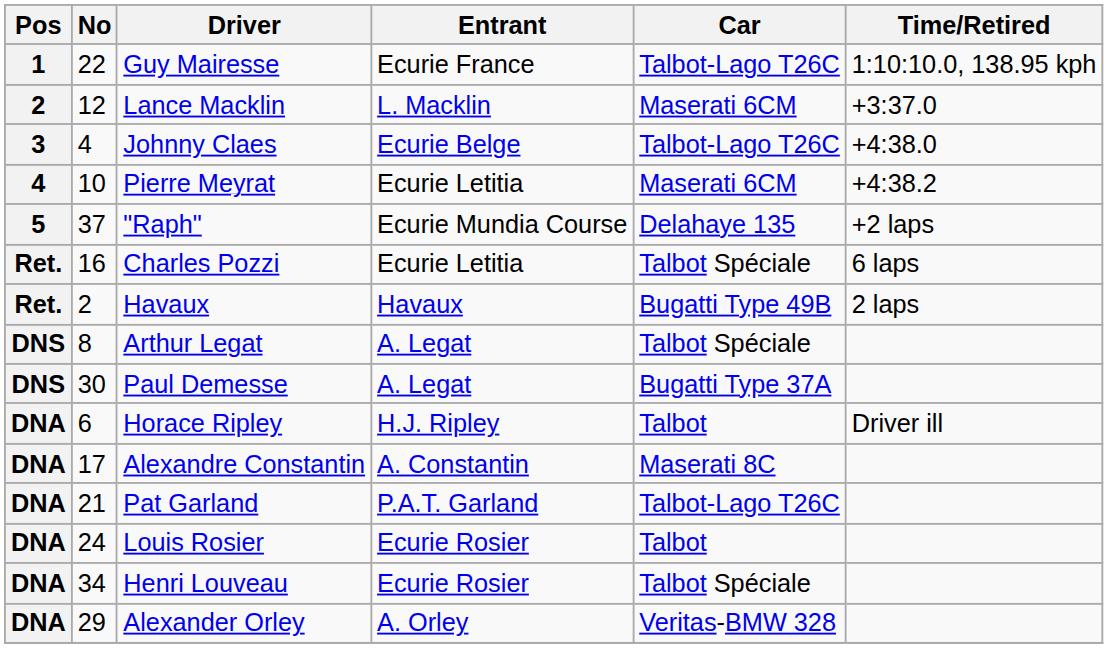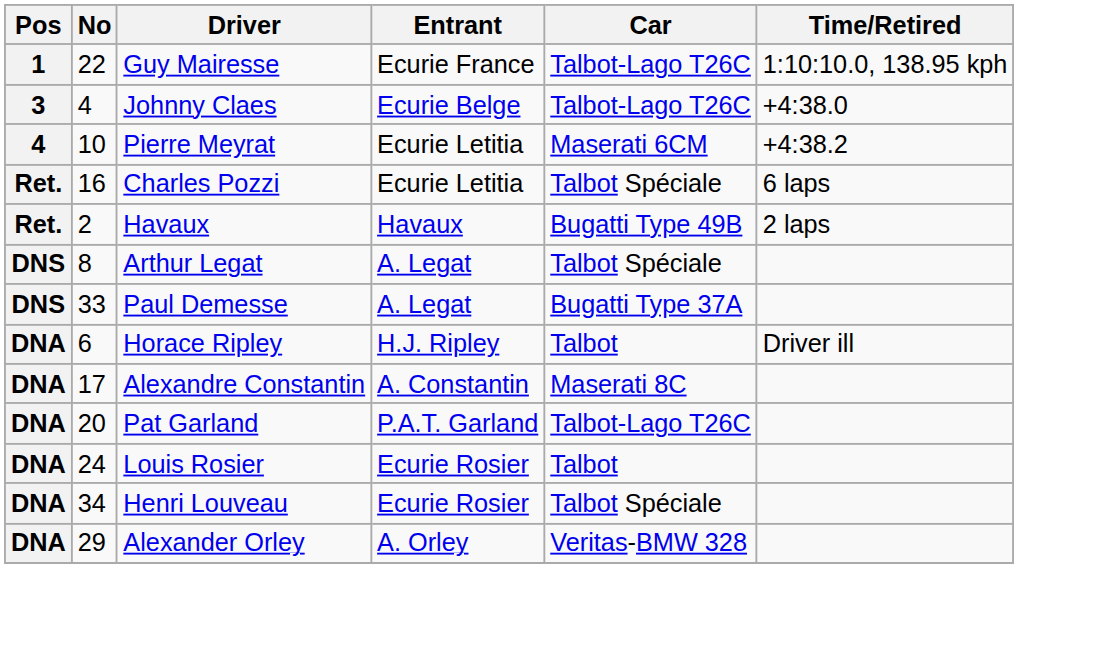- row: (204, 104)
- row: (163, 224)
(92, 383) 30 -> (92, 304) 33
(92, 503) 21 -> (92, 423) 20
